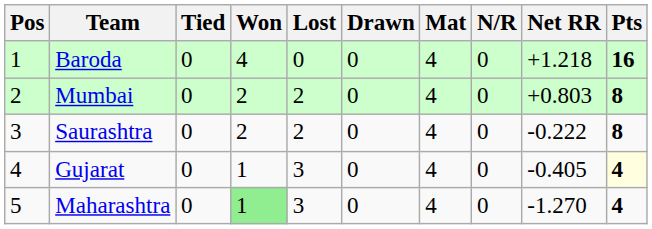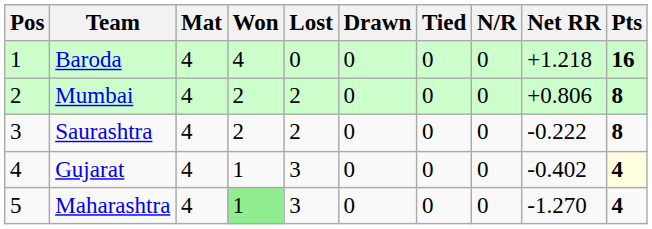columns swapped: (446, 22) <-> (203, 22)
(560, 95) +0.803 -> (560, 95) +0.806
(557, 168) -0.405 -> (557, 168) -0.402
